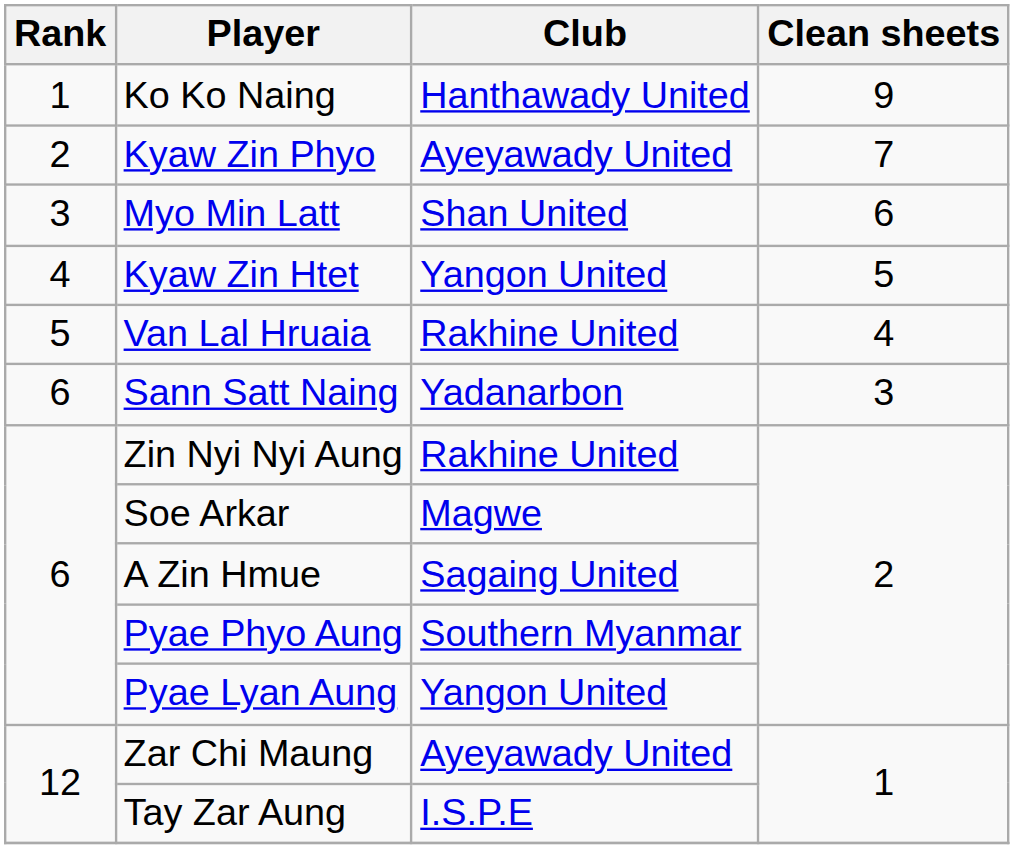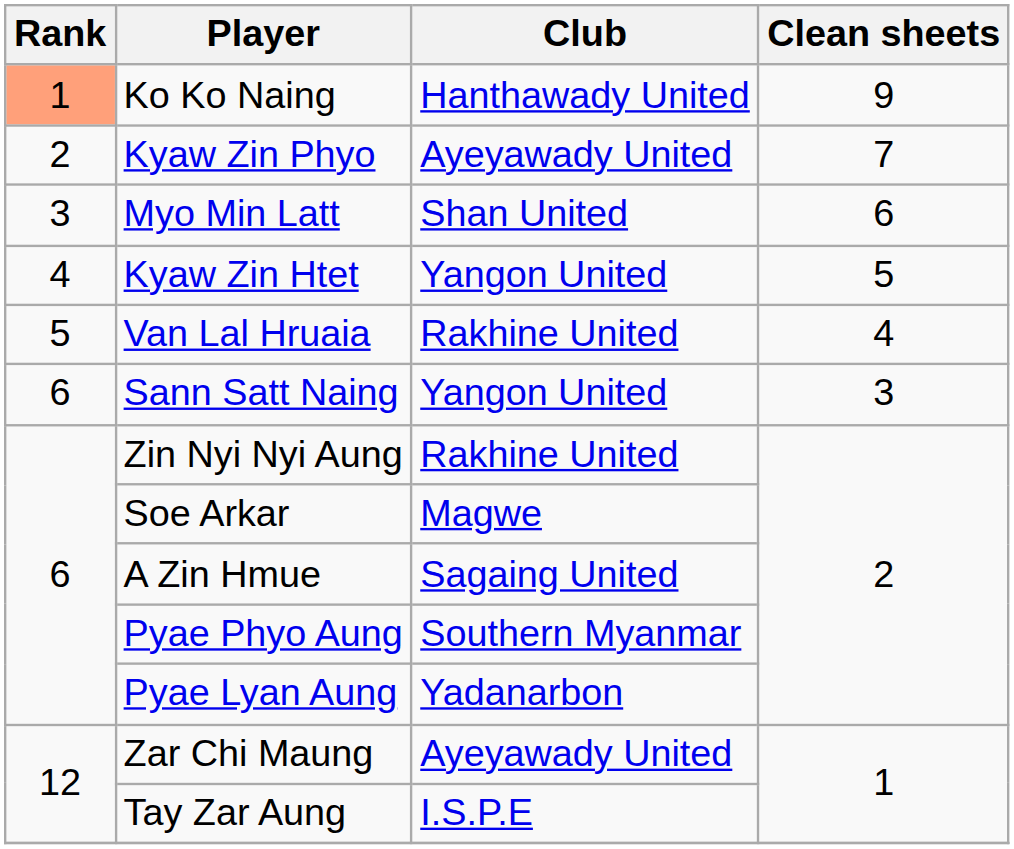(60, 94) no background -> (60, 94) lightsalmon background
(522, 393) Yadanarbon -> (544, 393) Yangon United
(544, 693) Yangon United -> (522, 693) Yadanarbon
